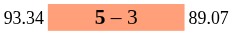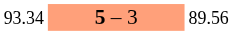(209, 18) 89.07 -> (209, 18) 89.56
